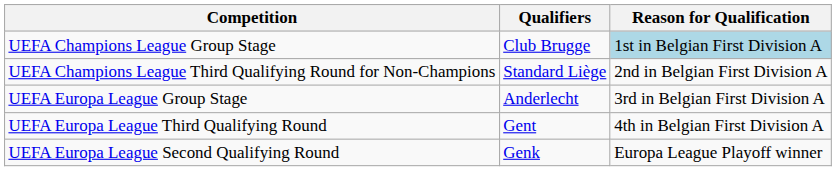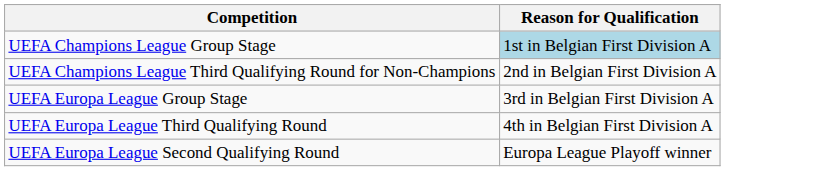- column: (555, 17)
